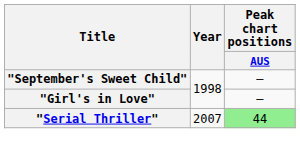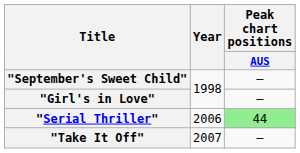(207, 118) 2007 -> (207, 118) 2006
+ row: (97, 138)
